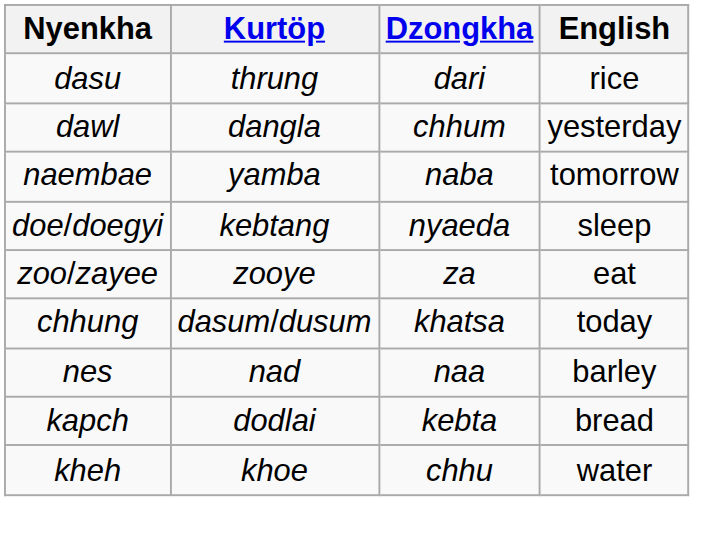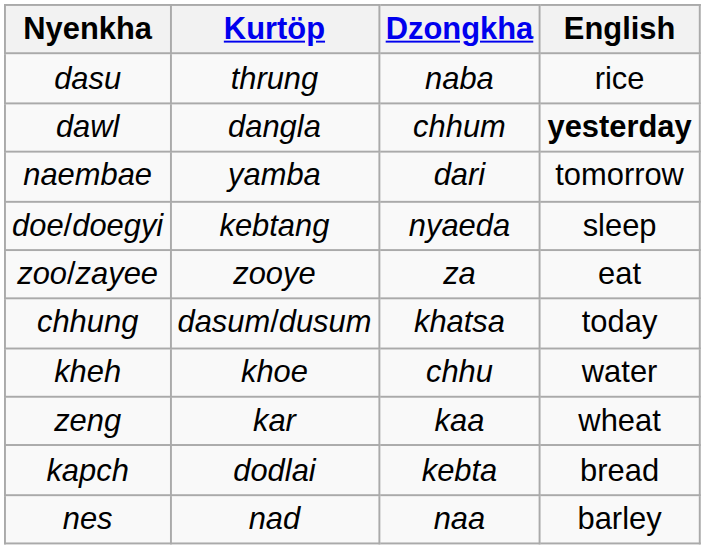(459, 77) dari -> (459, 77) naba
(614, 126) normal -> (620, 126) bold
(459, 175) naba -> (459, 175) dari
rows swapped: (88, 371) <-> (88, 469)
+ row: (88, 420)
